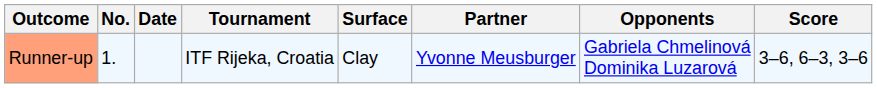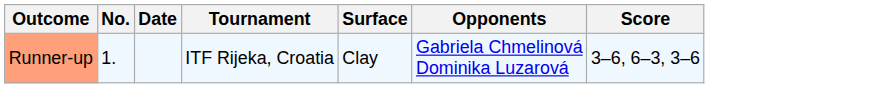- column: (496, 18)
